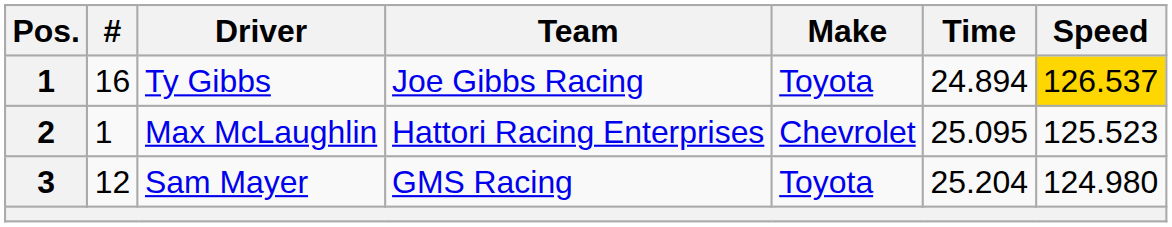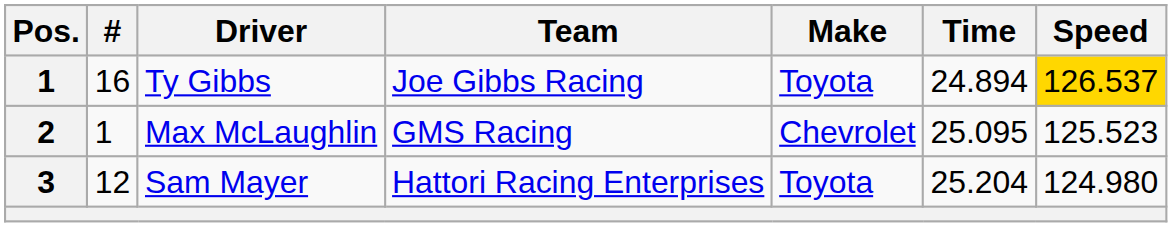(578, 132) Hattori Racing Enterprises -> (482, 132) GMS Racing
(482, 182) GMS Racing -> (578, 182) Hattori Racing Enterprises
